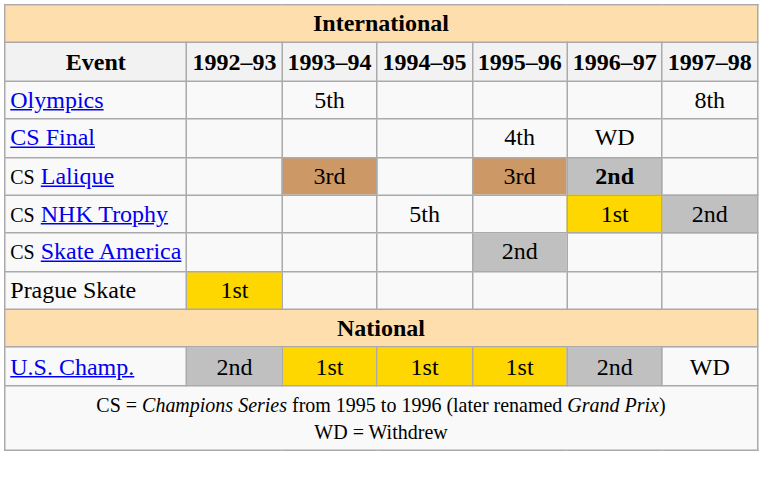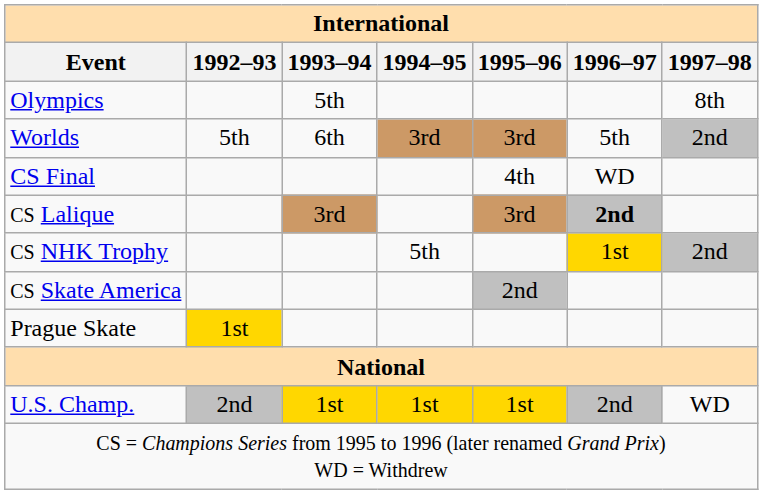+ row: (45, 137)
